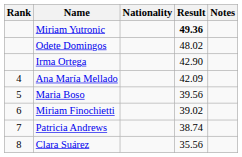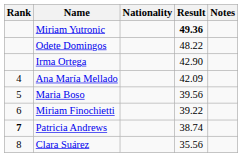(191, 45) 48.02 -> (191, 45) 48.22
(191, 111) 39.02 -> (191, 111) 39.22
(19, 128) normal -> (19, 128) bold
